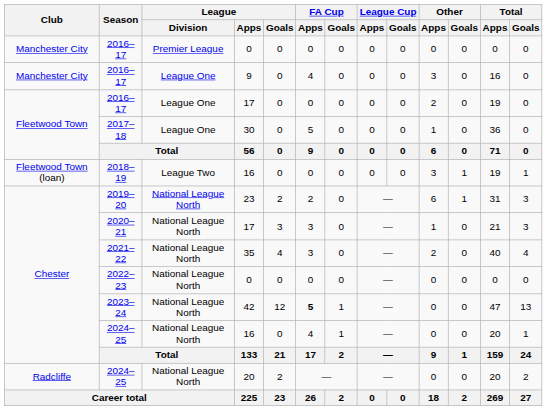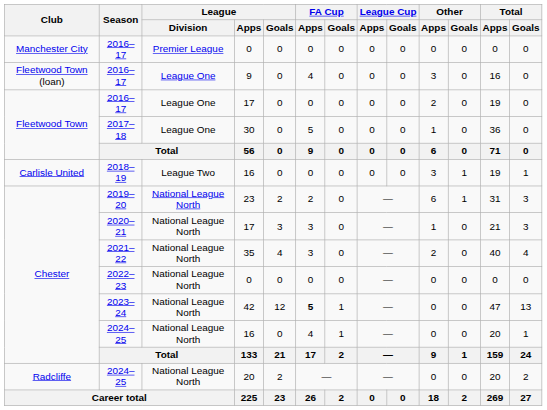(52, 76) Manchester City -> (52, 76) Fleetwood Town (loan)
(52, 172) Fleetwood Town (loan) -> (52, 172) Carlisle United
